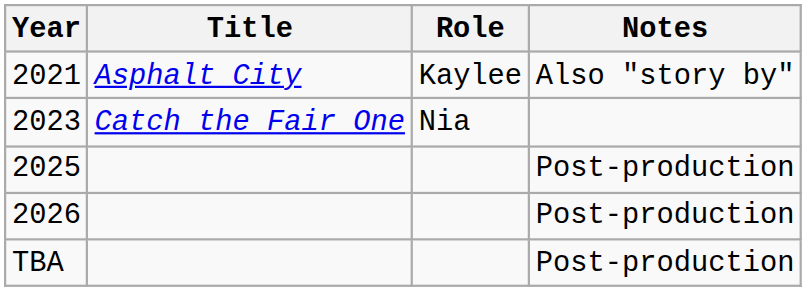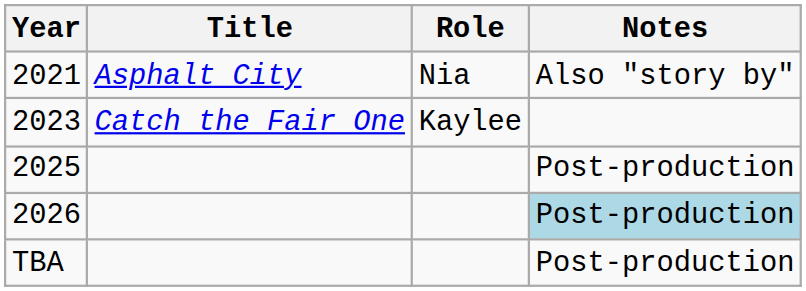(470, 75) Kaylee -> (445, 75) Nia
(445, 122) Nia -> (470, 122) Kaylee
(665, 216) no background -> (665, 216) lightblue background
